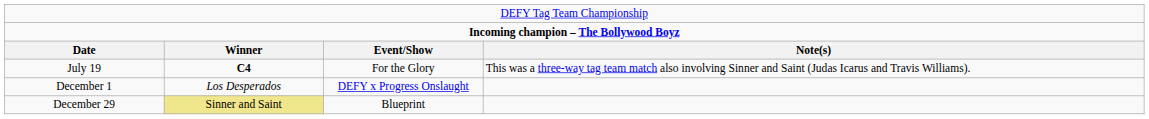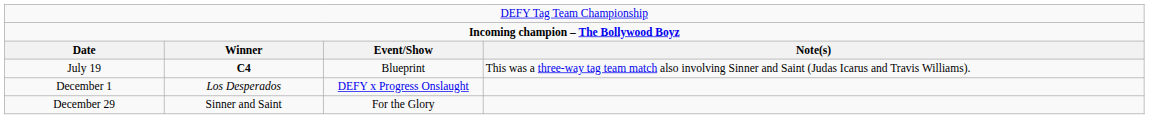(403, 68) For the Glory -> (403, 68) Blueprint
(244, 104) khaki background -> (244, 104) no background
(403, 104) Blueprint -> (403, 104) For the Glory
